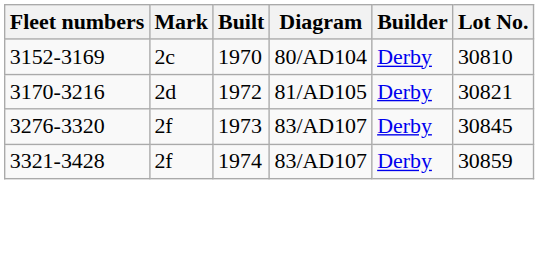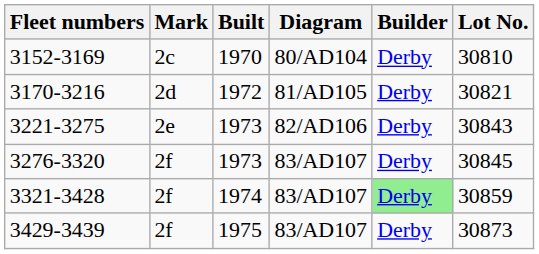+ row: (57, 126)
(405, 160) no background -> (405, 195) lightgreen background
+ row: (57, 230)
